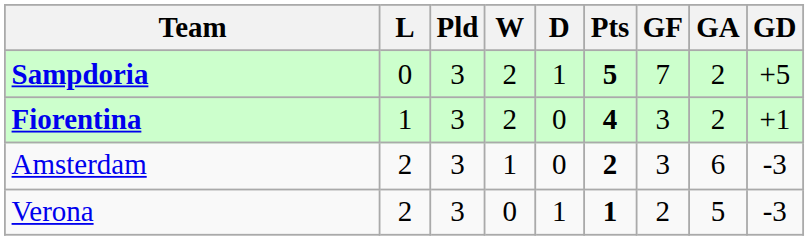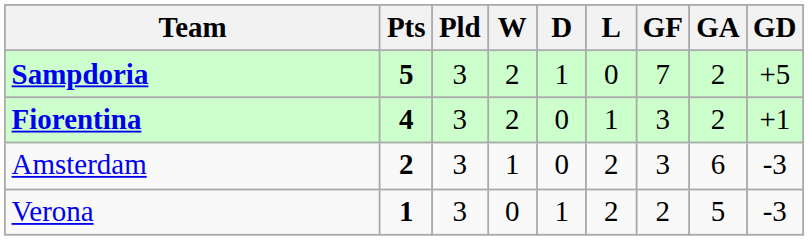columns swapped: (610, 27) <-> (405, 27)
